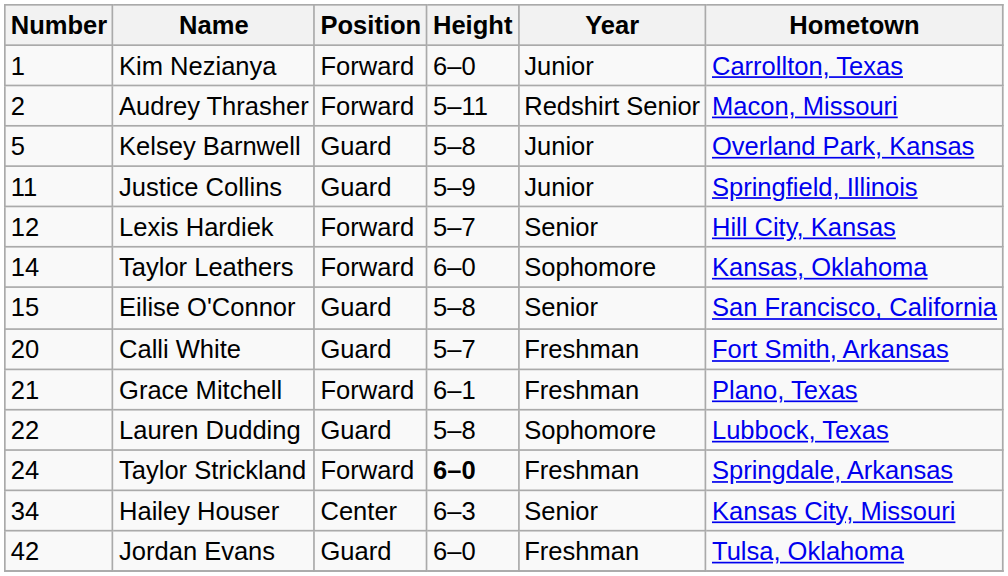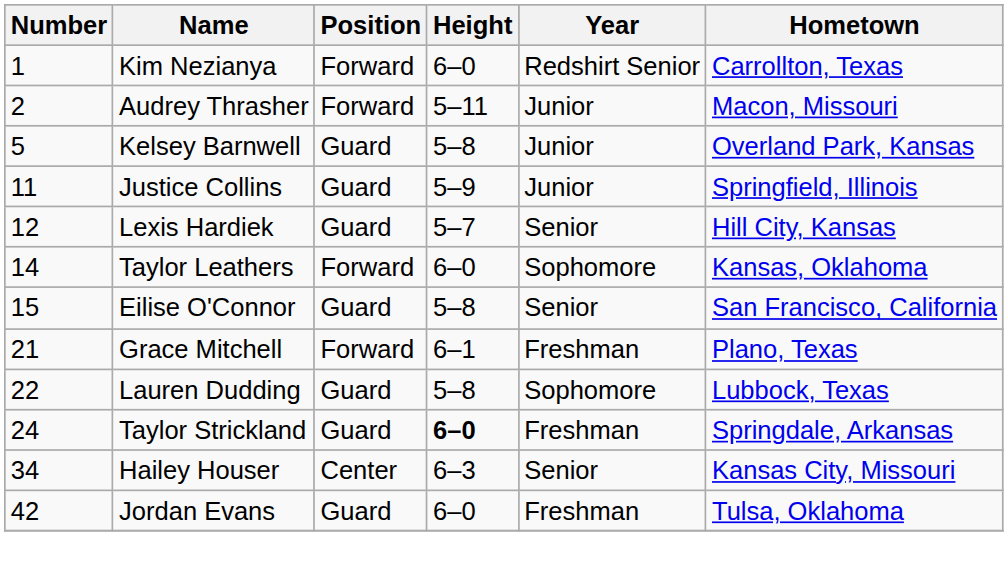(559, 66) Junior -> (612, 66) Redshirt Senior
(612, 106) Redshirt Senior -> (559, 106) Junior
(367, 227) Forward -> (356, 227) Guard
- row: (180, 349)
(367, 470) Forward -> (356, 429) Guard
